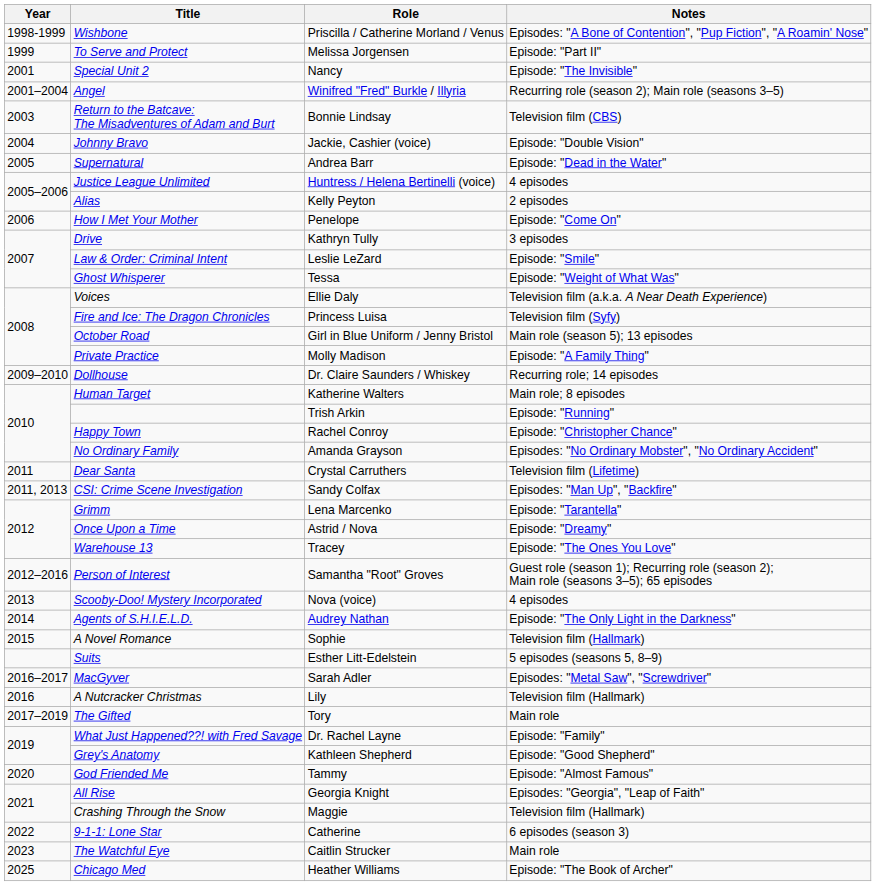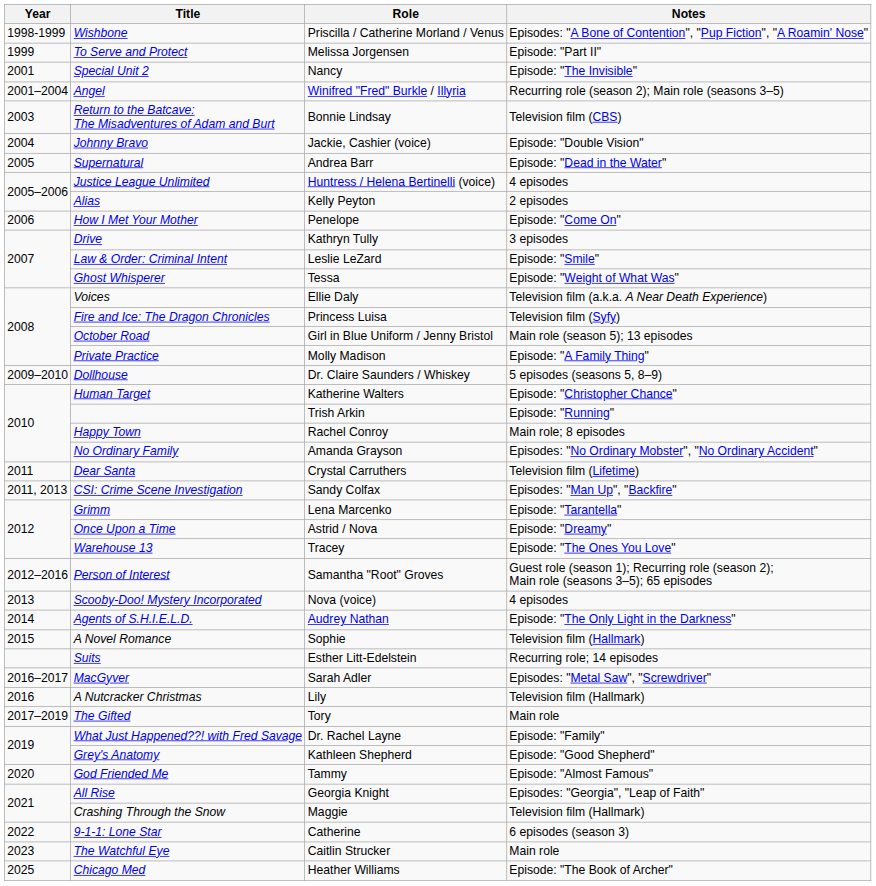(584, 374) Recurring role; 14 episodes -> (586, 374) 5 episodes (seasons 5, 8–9)
(567, 394) Main role; 8 episodes -> (593, 394) Episode: "Christopher Chance"
(593, 432) Episode: "Christopher Chance" -> (567, 432) Main role; 8 episodes
(586, 658) 5 episodes (seasons 5, 8–9) -> (584, 658) Recurring role; 14 episodes
